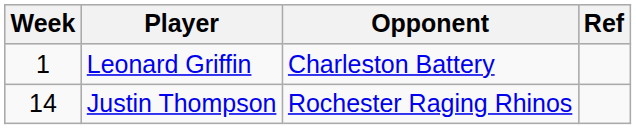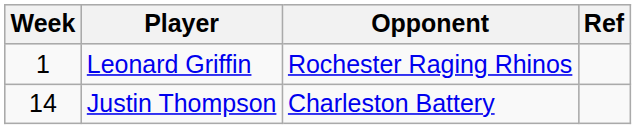(391, 63) Charleston Battery -> (430, 63) Rochester Raging Rhinos
(430, 103) Rochester Raging Rhinos -> (391, 103) Charleston Battery
